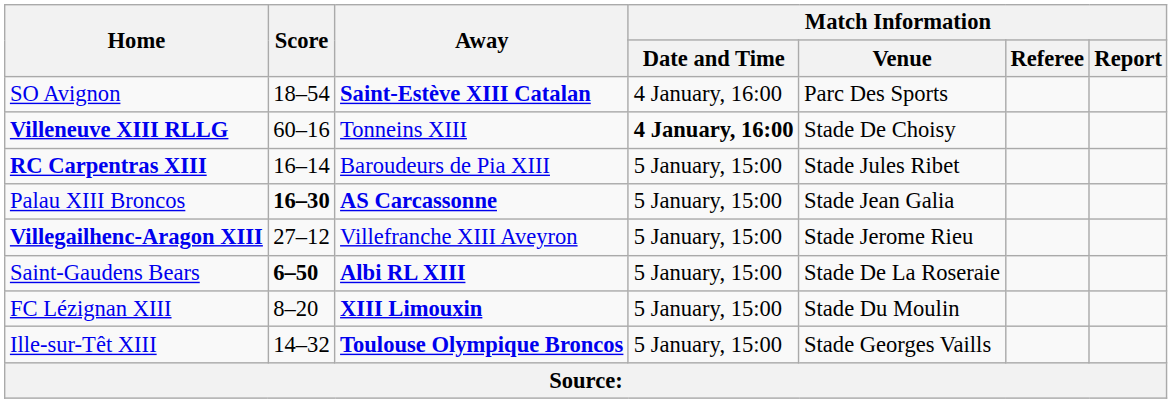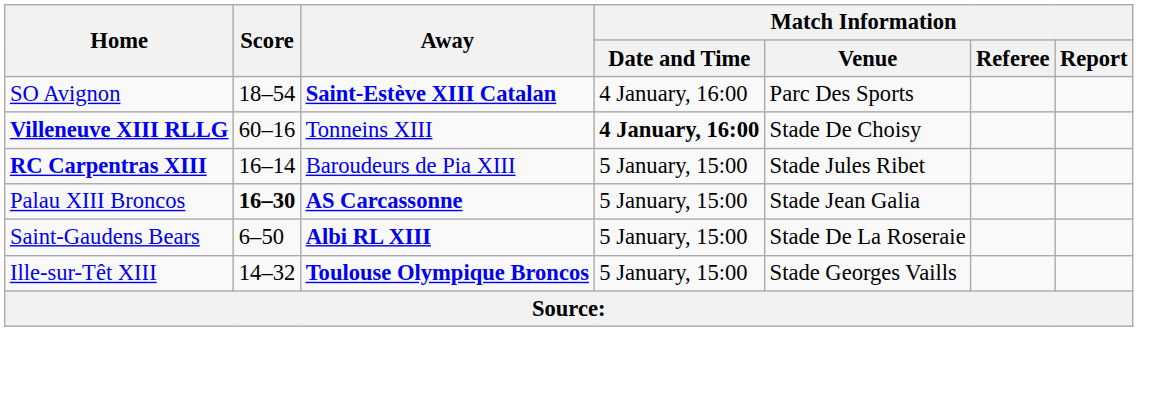- row: (136, 237)
(296, 272) bold -> (261, 237) normal
- row: (91, 308)
